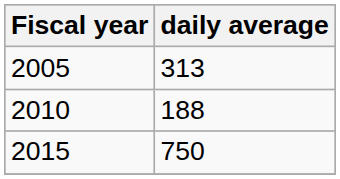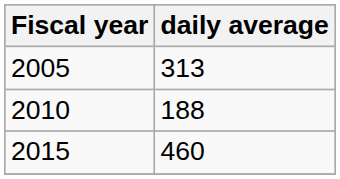(183, 151) 750 -> (183, 151) 460
